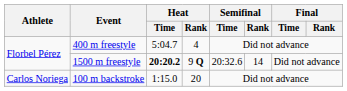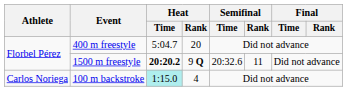(196, 45) 4 -> (196, 45) 20
(258, 62) 14 -> (258, 62) 11
(165, 78) no background -> (165, 78) paleturquoise background
(196, 78) 20 -> (196, 78) 4
